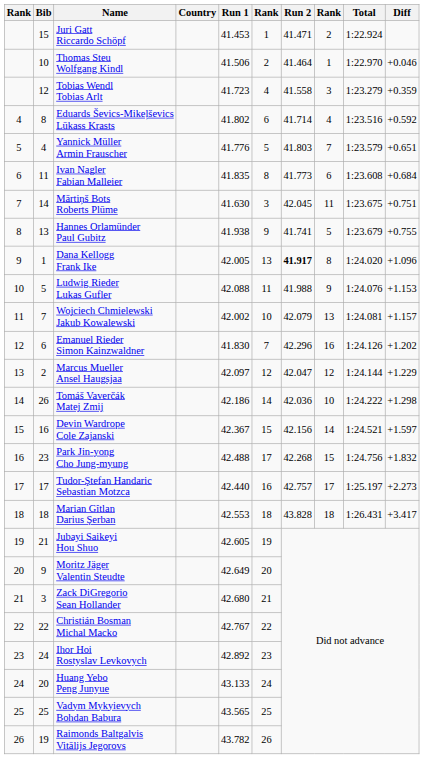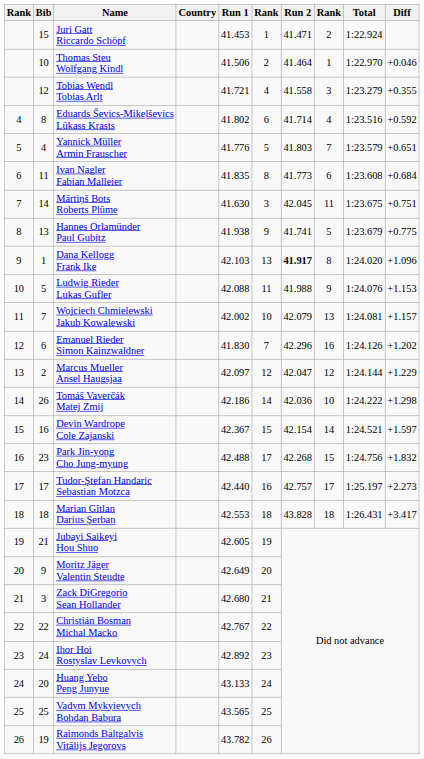(235, 91) 41.723 -> (235, 91) 41.721
(402, 91) +0.359 -> (402, 91) +0.355
(402, 232) +0.755 -> (402, 232) +0.775
(235, 260) 42.005 -> (235, 260) 42.103
(298, 429) 42.156 -> (298, 429) 42.154
